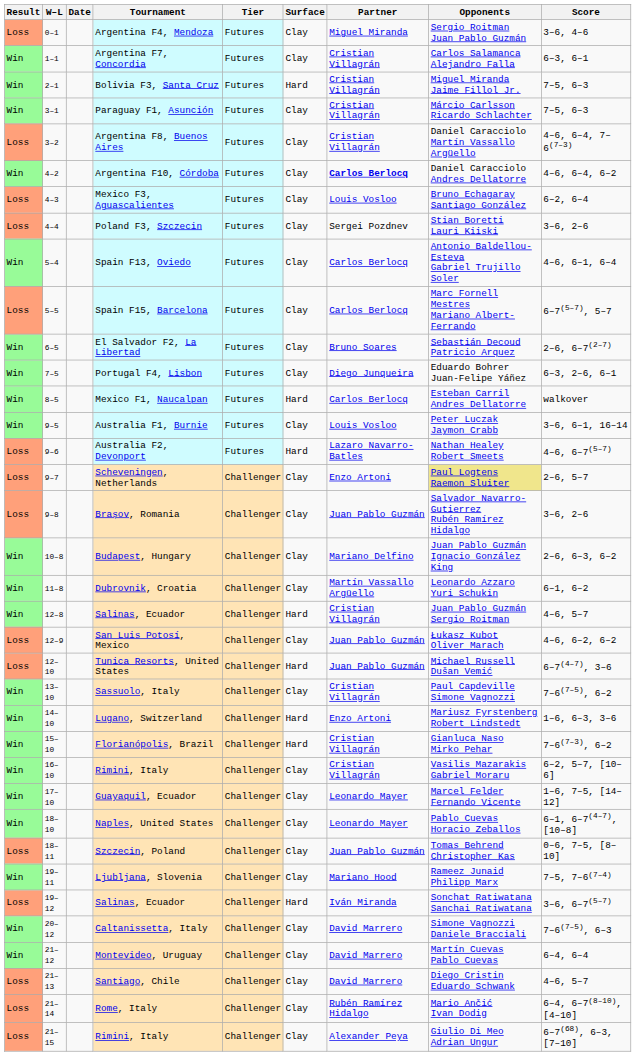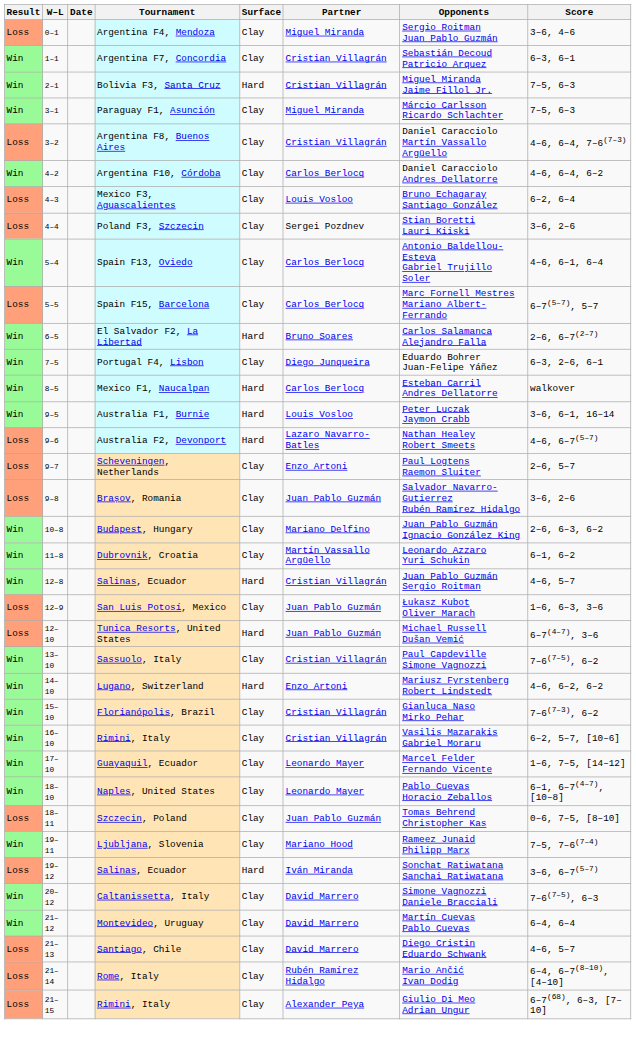- column: (253, 12)
(476, 59) Carlos Salamanca Alejandro Falla -> (447, 59) Sebastián Decoud Patricio Arquez
(355, 111) Cristian Villagrán -> (325, 111) Miguel Miranda
(369, 174) bold -> (325, 174) normal
(297, 347) Clay -> (253, 336) Hard
(476, 347) Sebastián Decoud Patricio Arquez -> (447, 336) Carlos Salamanca Alejandro Falla
(297, 425) Clay -> (253, 415) Hard
(470, 477) khaki background -> (442, 467) no background
(580, 640) 4–6, 6–2, 6–2 -> (567, 608) 1–6, 6–3, 3–6
(580, 718) 1–6, 6–3, 3–6 -> (567, 686) 4–6, 6–2, 6–2
(297, 744) Hard -> (253, 712) Clay
